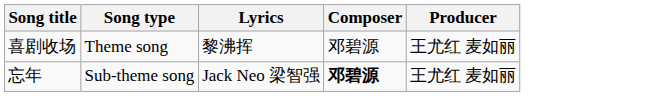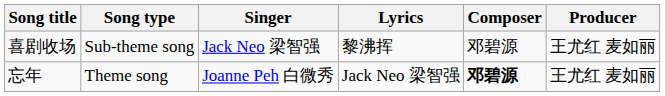+ column: (268, 17)
(126, 46) Theme song -> (139, 46) Sub-theme song
(139, 76) Sub-theme song -> (126, 76) Theme song
